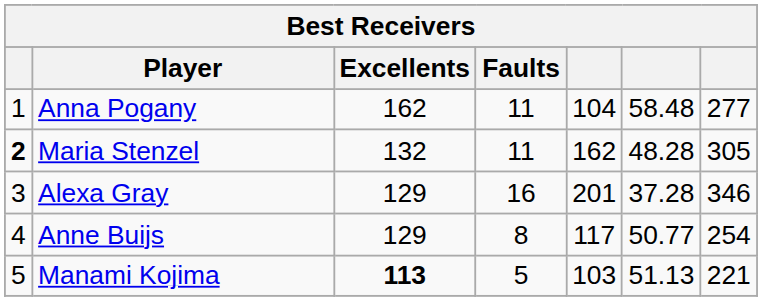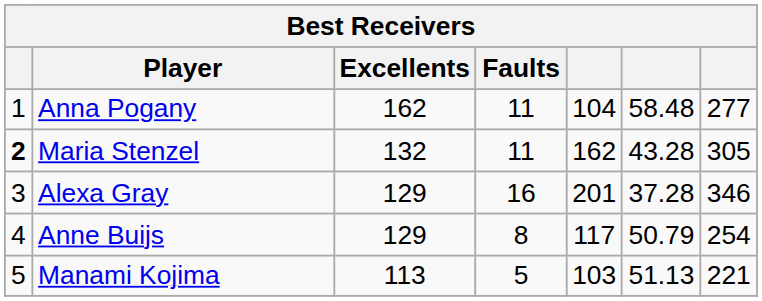(661, 151) 48.28 -> (661, 151) 43.28
(661, 234) 50.77 -> (661, 234) 50.79
(405, 276) bold -> (405, 276) normal
